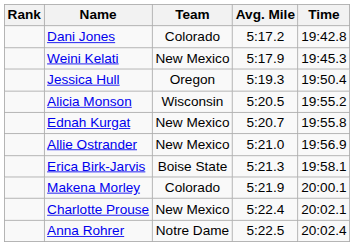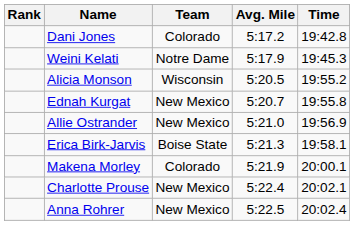(192, 58) New Mexico -> (192, 58) Notre Dame
- row: (83, 79)
(192, 230) Notre Dame -> (192, 209) New Mexico
